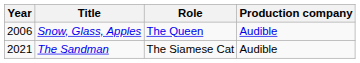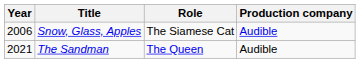(175, 31) The Queen -> (190, 31) The Siamese Cat
(190, 49) The Siamese Cat -> (175, 49) The Queen
